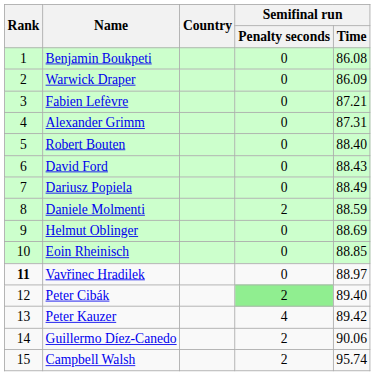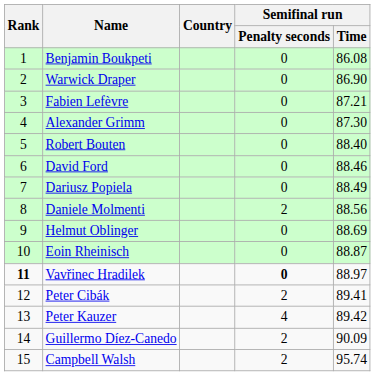(352, 79) 86.09 -> (352, 79) 86.90
(352, 123) 87.31 -> (352, 123) 87.30
(352, 166) 88.43 -> (352, 166) 88.46
(352, 209) 88.59 -> (352, 209) 88.56
(352, 252) 88.85 -> (352, 252) 88.87
(284, 274) normal -> (284, 274) bold
(284, 295) lightgreen background -> (284, 295) no background
(352, 295) 89.40 -> (352, 295) 89.41
(352, 338) 90.06 -> (352, 338) 90.09
